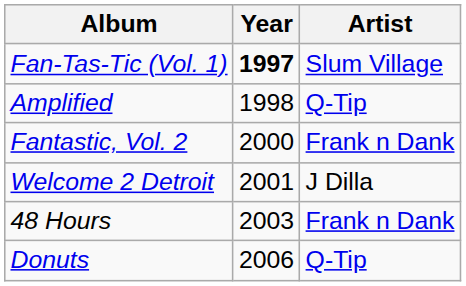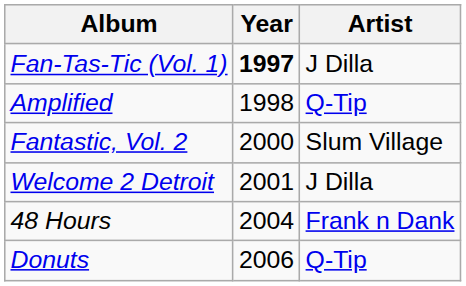(374, 63) Slum Village -> (339, 63) J Dilla
(380, 142) Frank n Dank -> (374, 142) Slum Village
(267, 220) 2003 -> (267, 220) 2004
